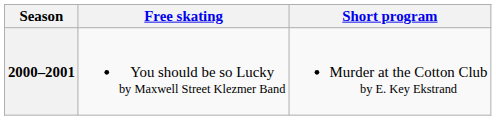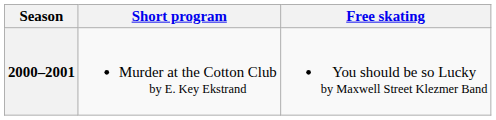columns swapped: (390, 16) <-> (184, 16)
